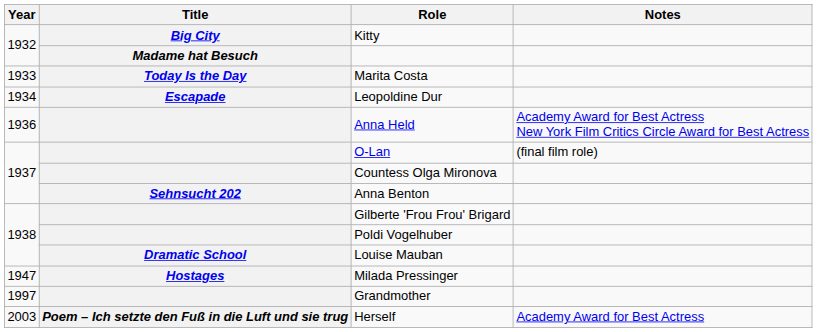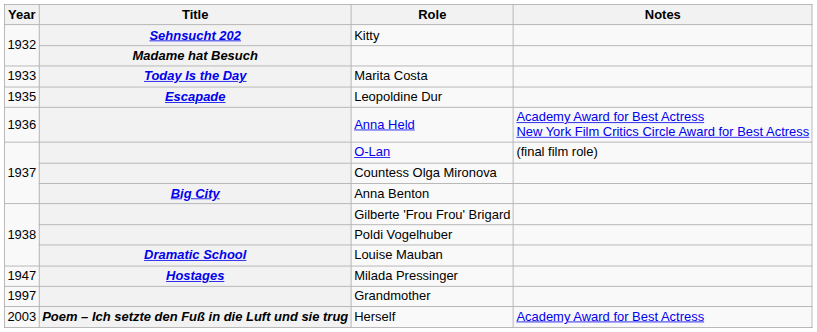(195, 35) Big City -> (195, 35) Sehnsucht 202
(22, 96) 1934 -> (22, 96) 1935
(195, 193) Sehnsucht 202 -> (195, 193) Big City
